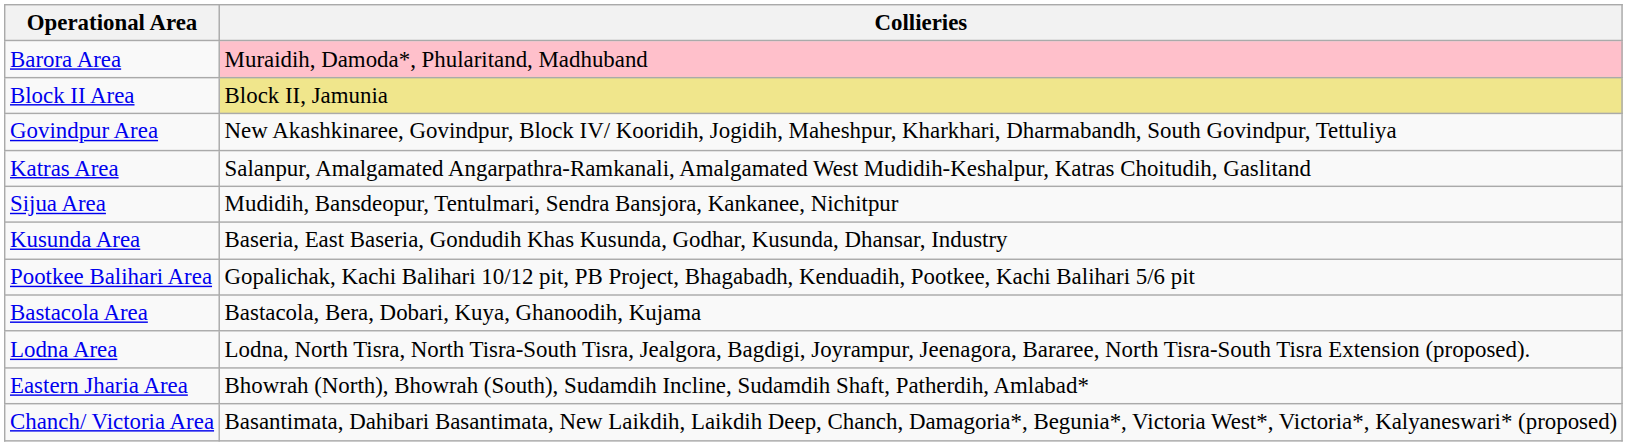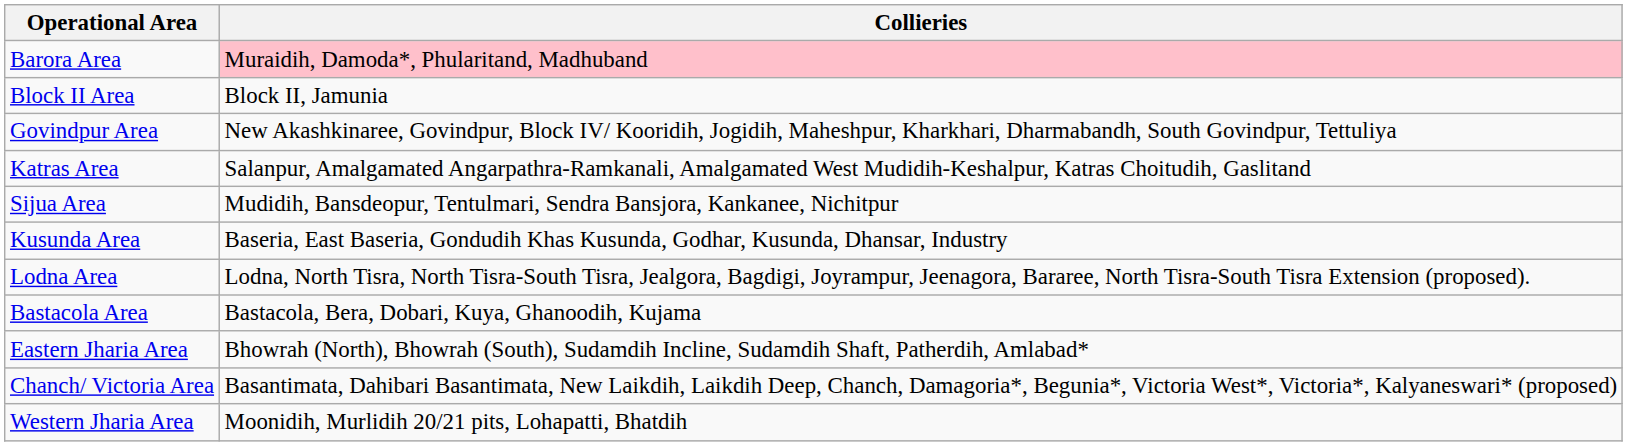(306, 95) khaki background -> (306, 95) no background
- row: (111, 276)
rows swapped: (79, 312) <-> (64, 349)
+ row: (102, 421)
